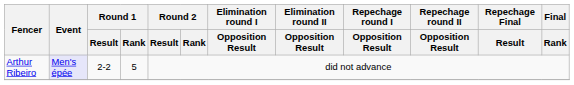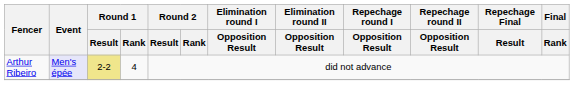(104, 68) no background -> (104, 68) khaki background
(134, 68) 5 -> (134, 68) 4
